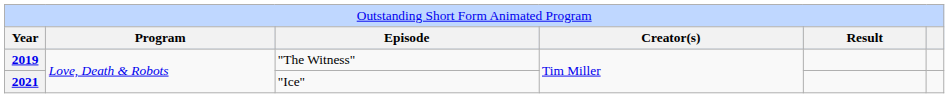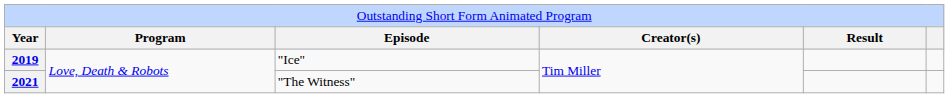(317, 60) "The Witness" -> (291, 60) "Ice"
(291, 82) "Ice" -> (317, 82) "The Witness"
